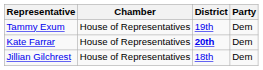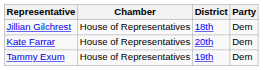rows swapped: (36, 27) <-> (39, 57)
(205, 42) bold -> (204, 42) normal
